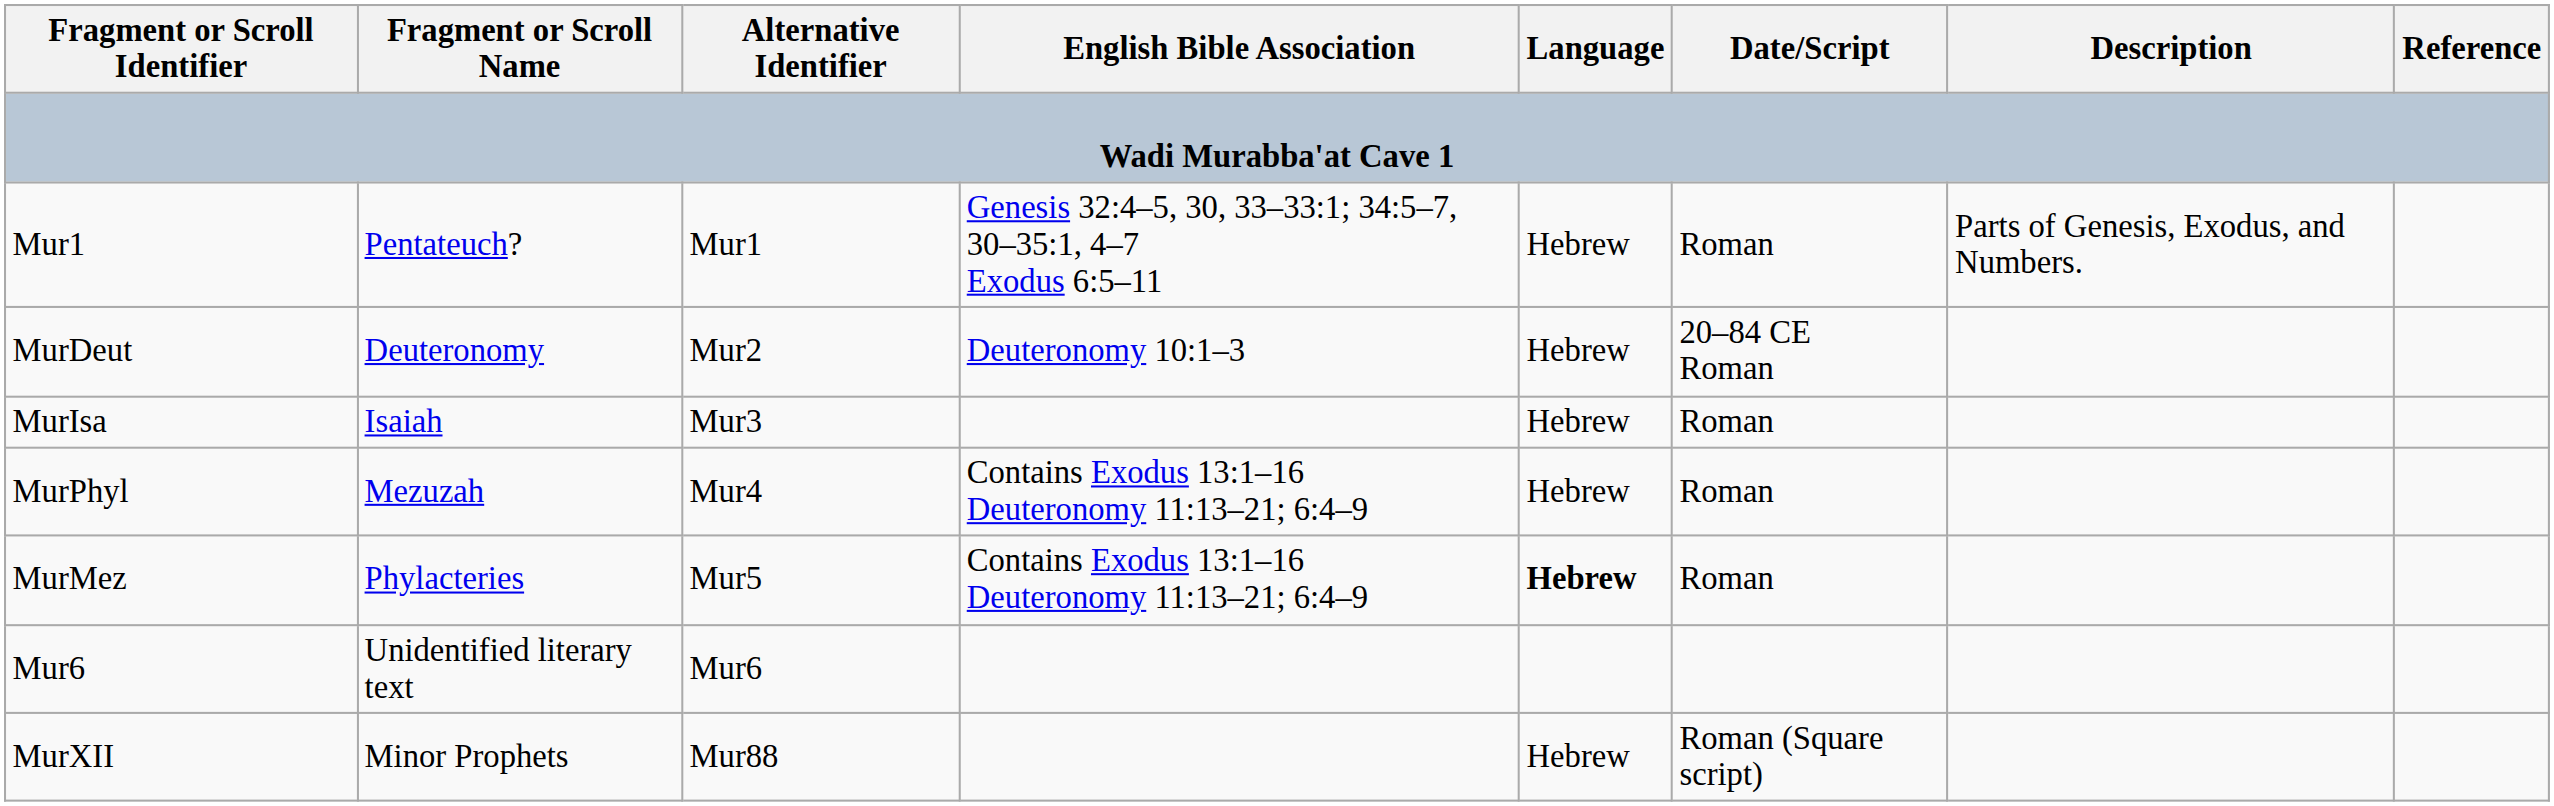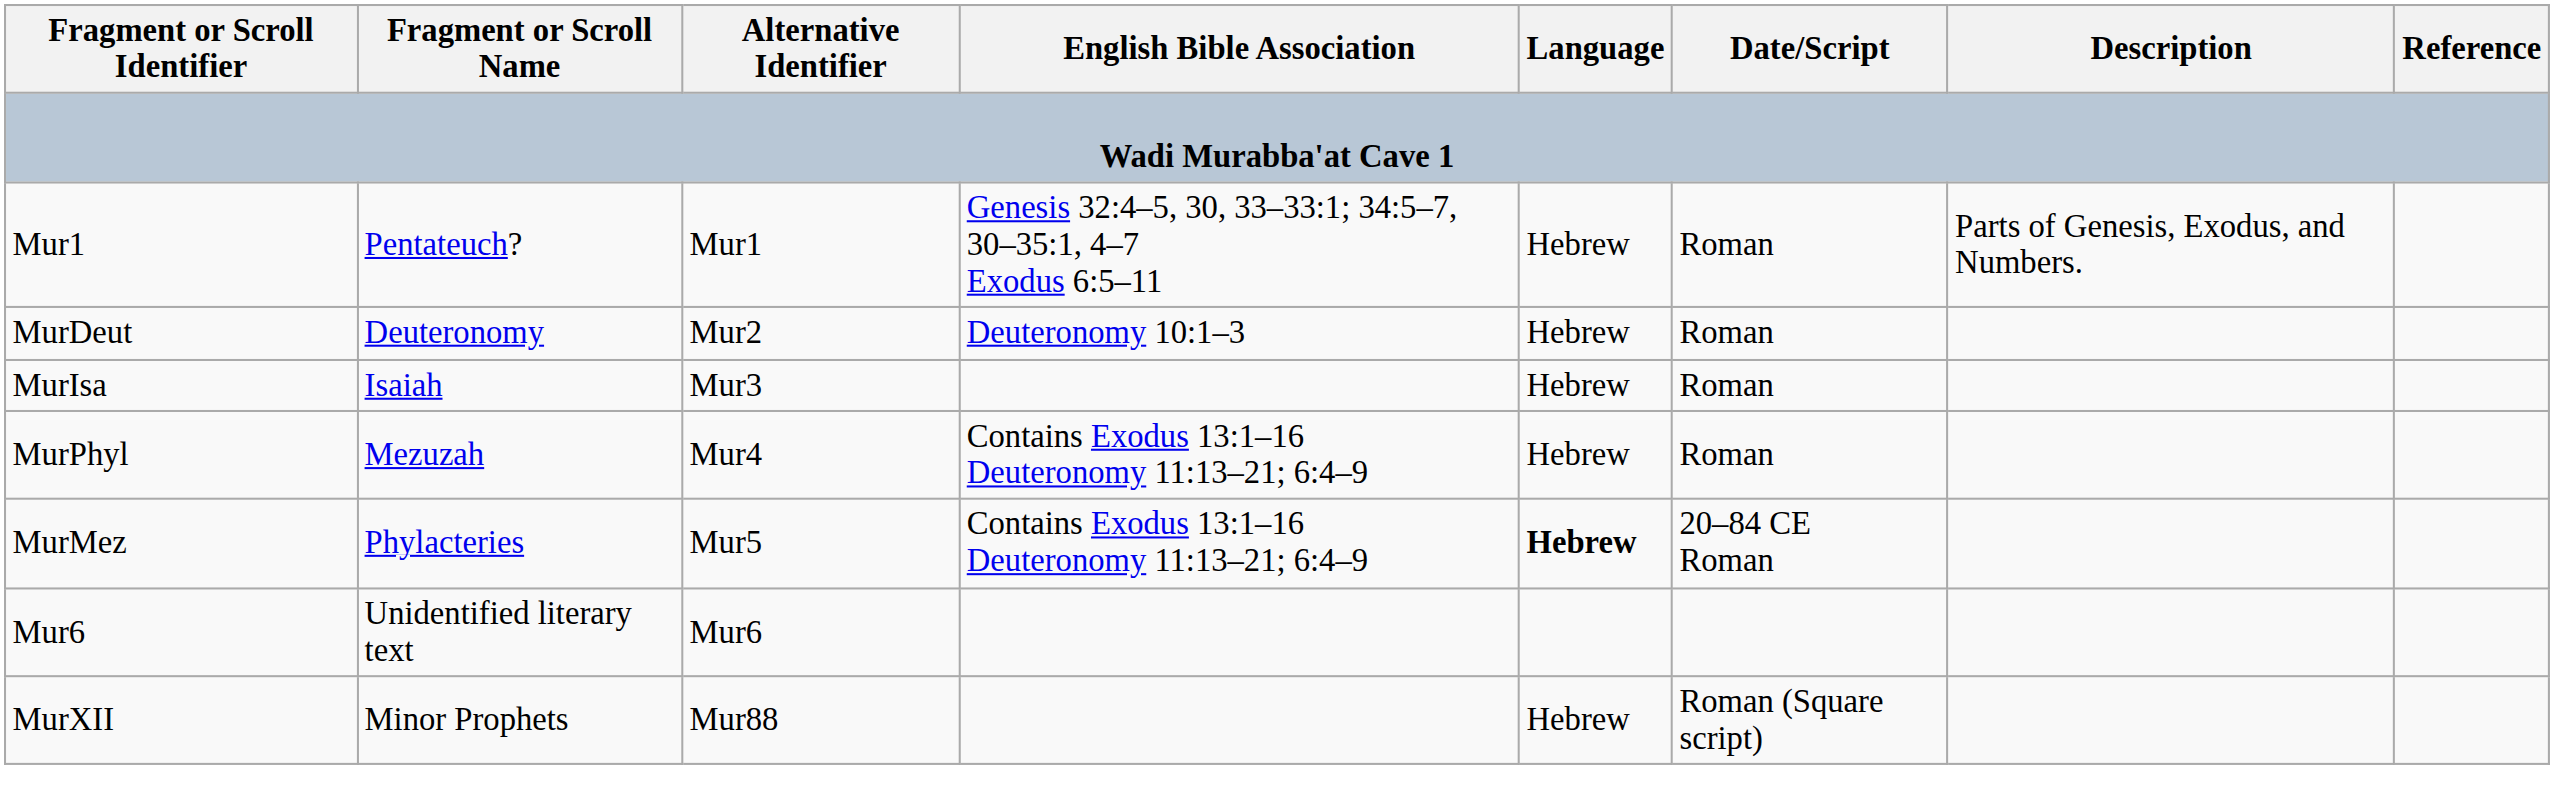(1745, 350) 20–84 CE Roman -> (1727, 332) Roman
(1727, 579) Roman -> (1745, 542) 20–84 CE Roman
